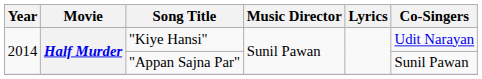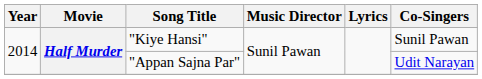(434, 39) Udit Narayan -> (432, 39) Sunil Pawan
(432, 62) Sunil Pawan -> (434, 62) Udit Narayan
